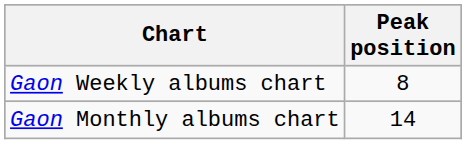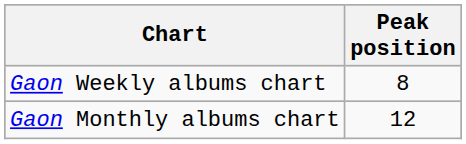(403, 120) 14 -> (403, 120) 12
